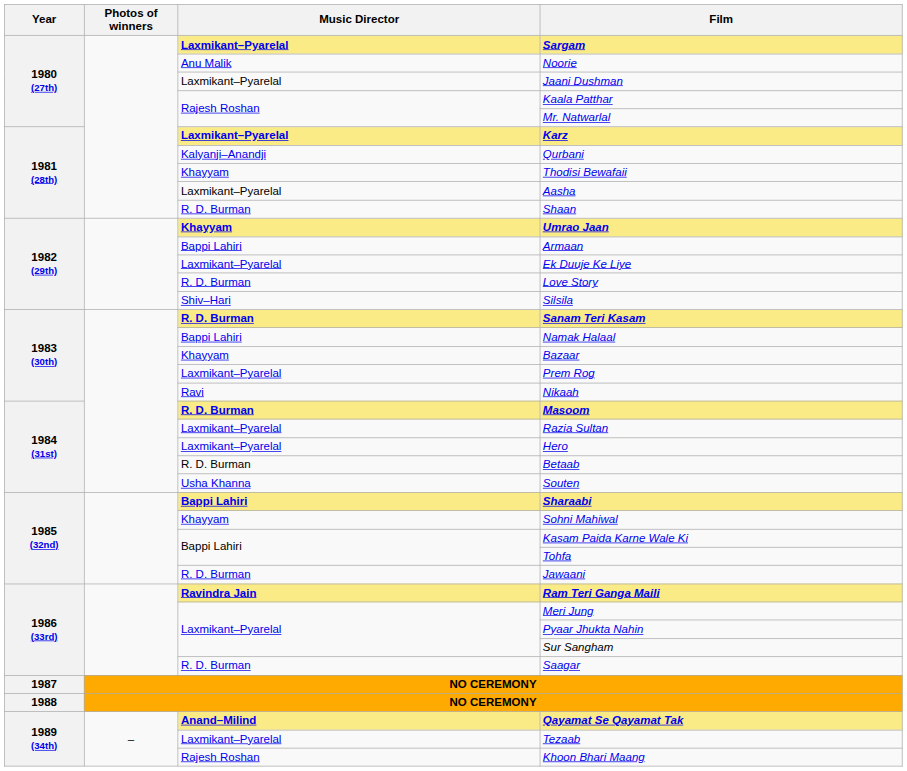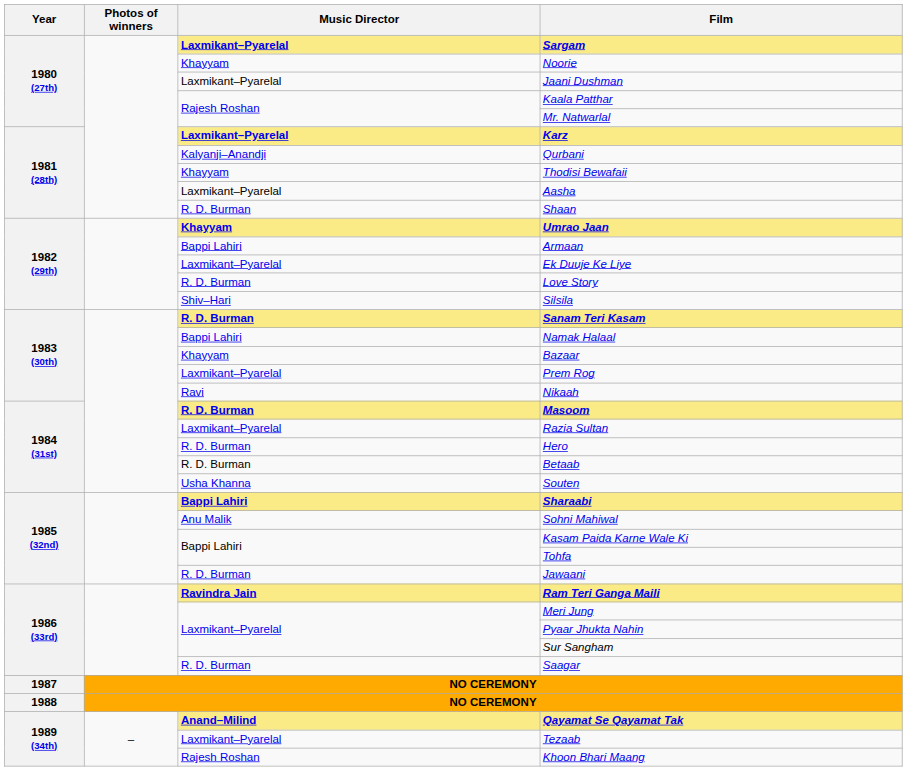(206, 63) Anu Malik -> (205, 63) Khayyam
(231, 446) Laxmikant–Pyarelal -> (216, 446) R. D. Burman
(205, 519) Khayyam -> (206, 519) Anu Malik
